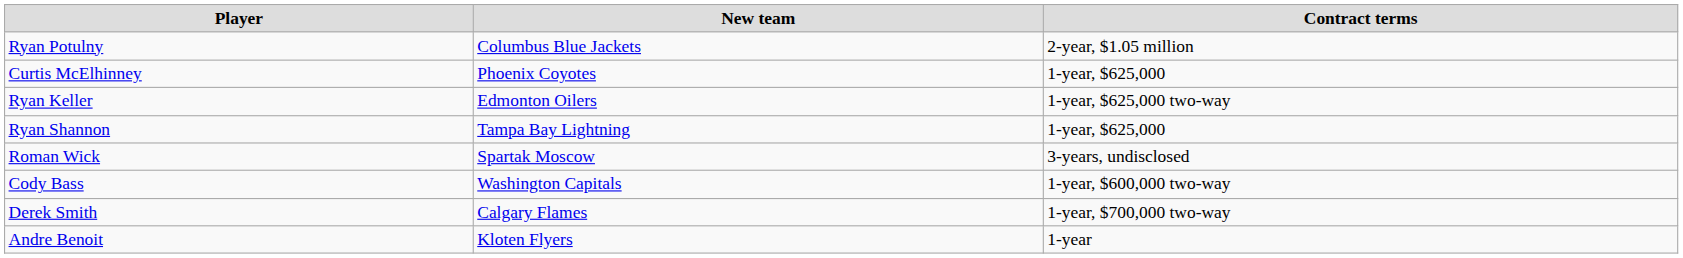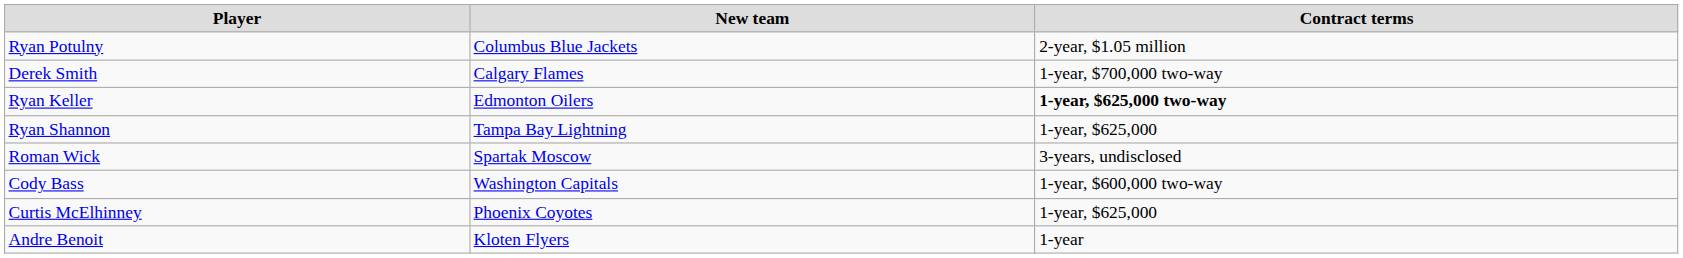rows swapped: (75, 73) <-> (53, 211)
(1139, 101) normal -> (1133, 101) bold
